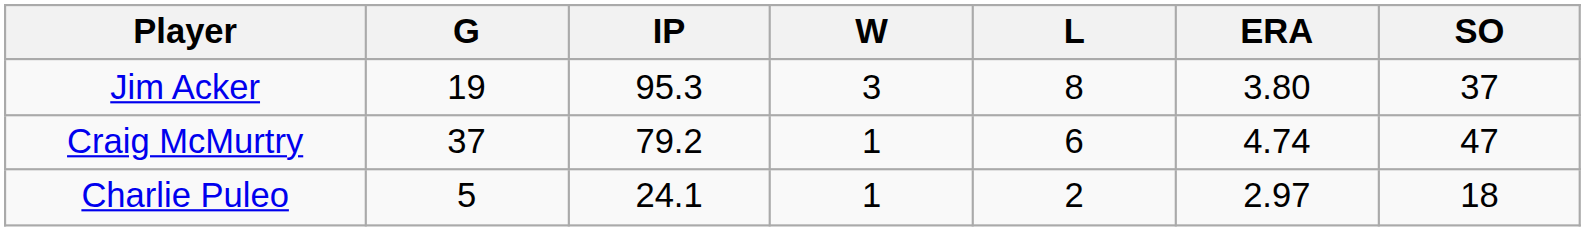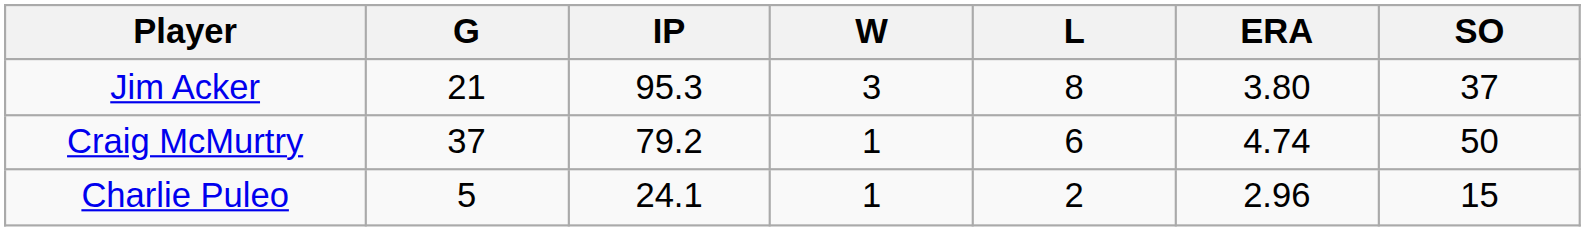(466, 86) 19 -> (466, 86) 21
(1479, 141) 47 -> (1479, 141) 50
(1277, 196) 2.97 -> (1277, 196) 2.96
(1479, 196) 18 -> (1479, 196) 15
